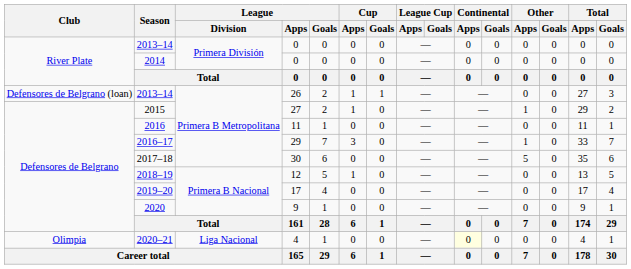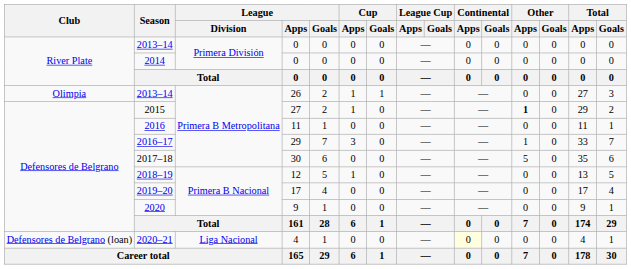(69, 93) Defensores de Belgrano (loan) -> (69, 93) Olimpia
(526, 110) normal -> (526, 110) bold
(69, 239) Olimpia -> (69, 239) Defensores de Belgrano (loan)
